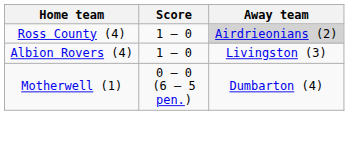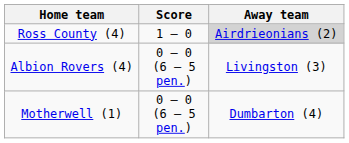(174, 53) 1 – 0 -> (174, 67) 0 – 0 (6 – 5 pen.)
